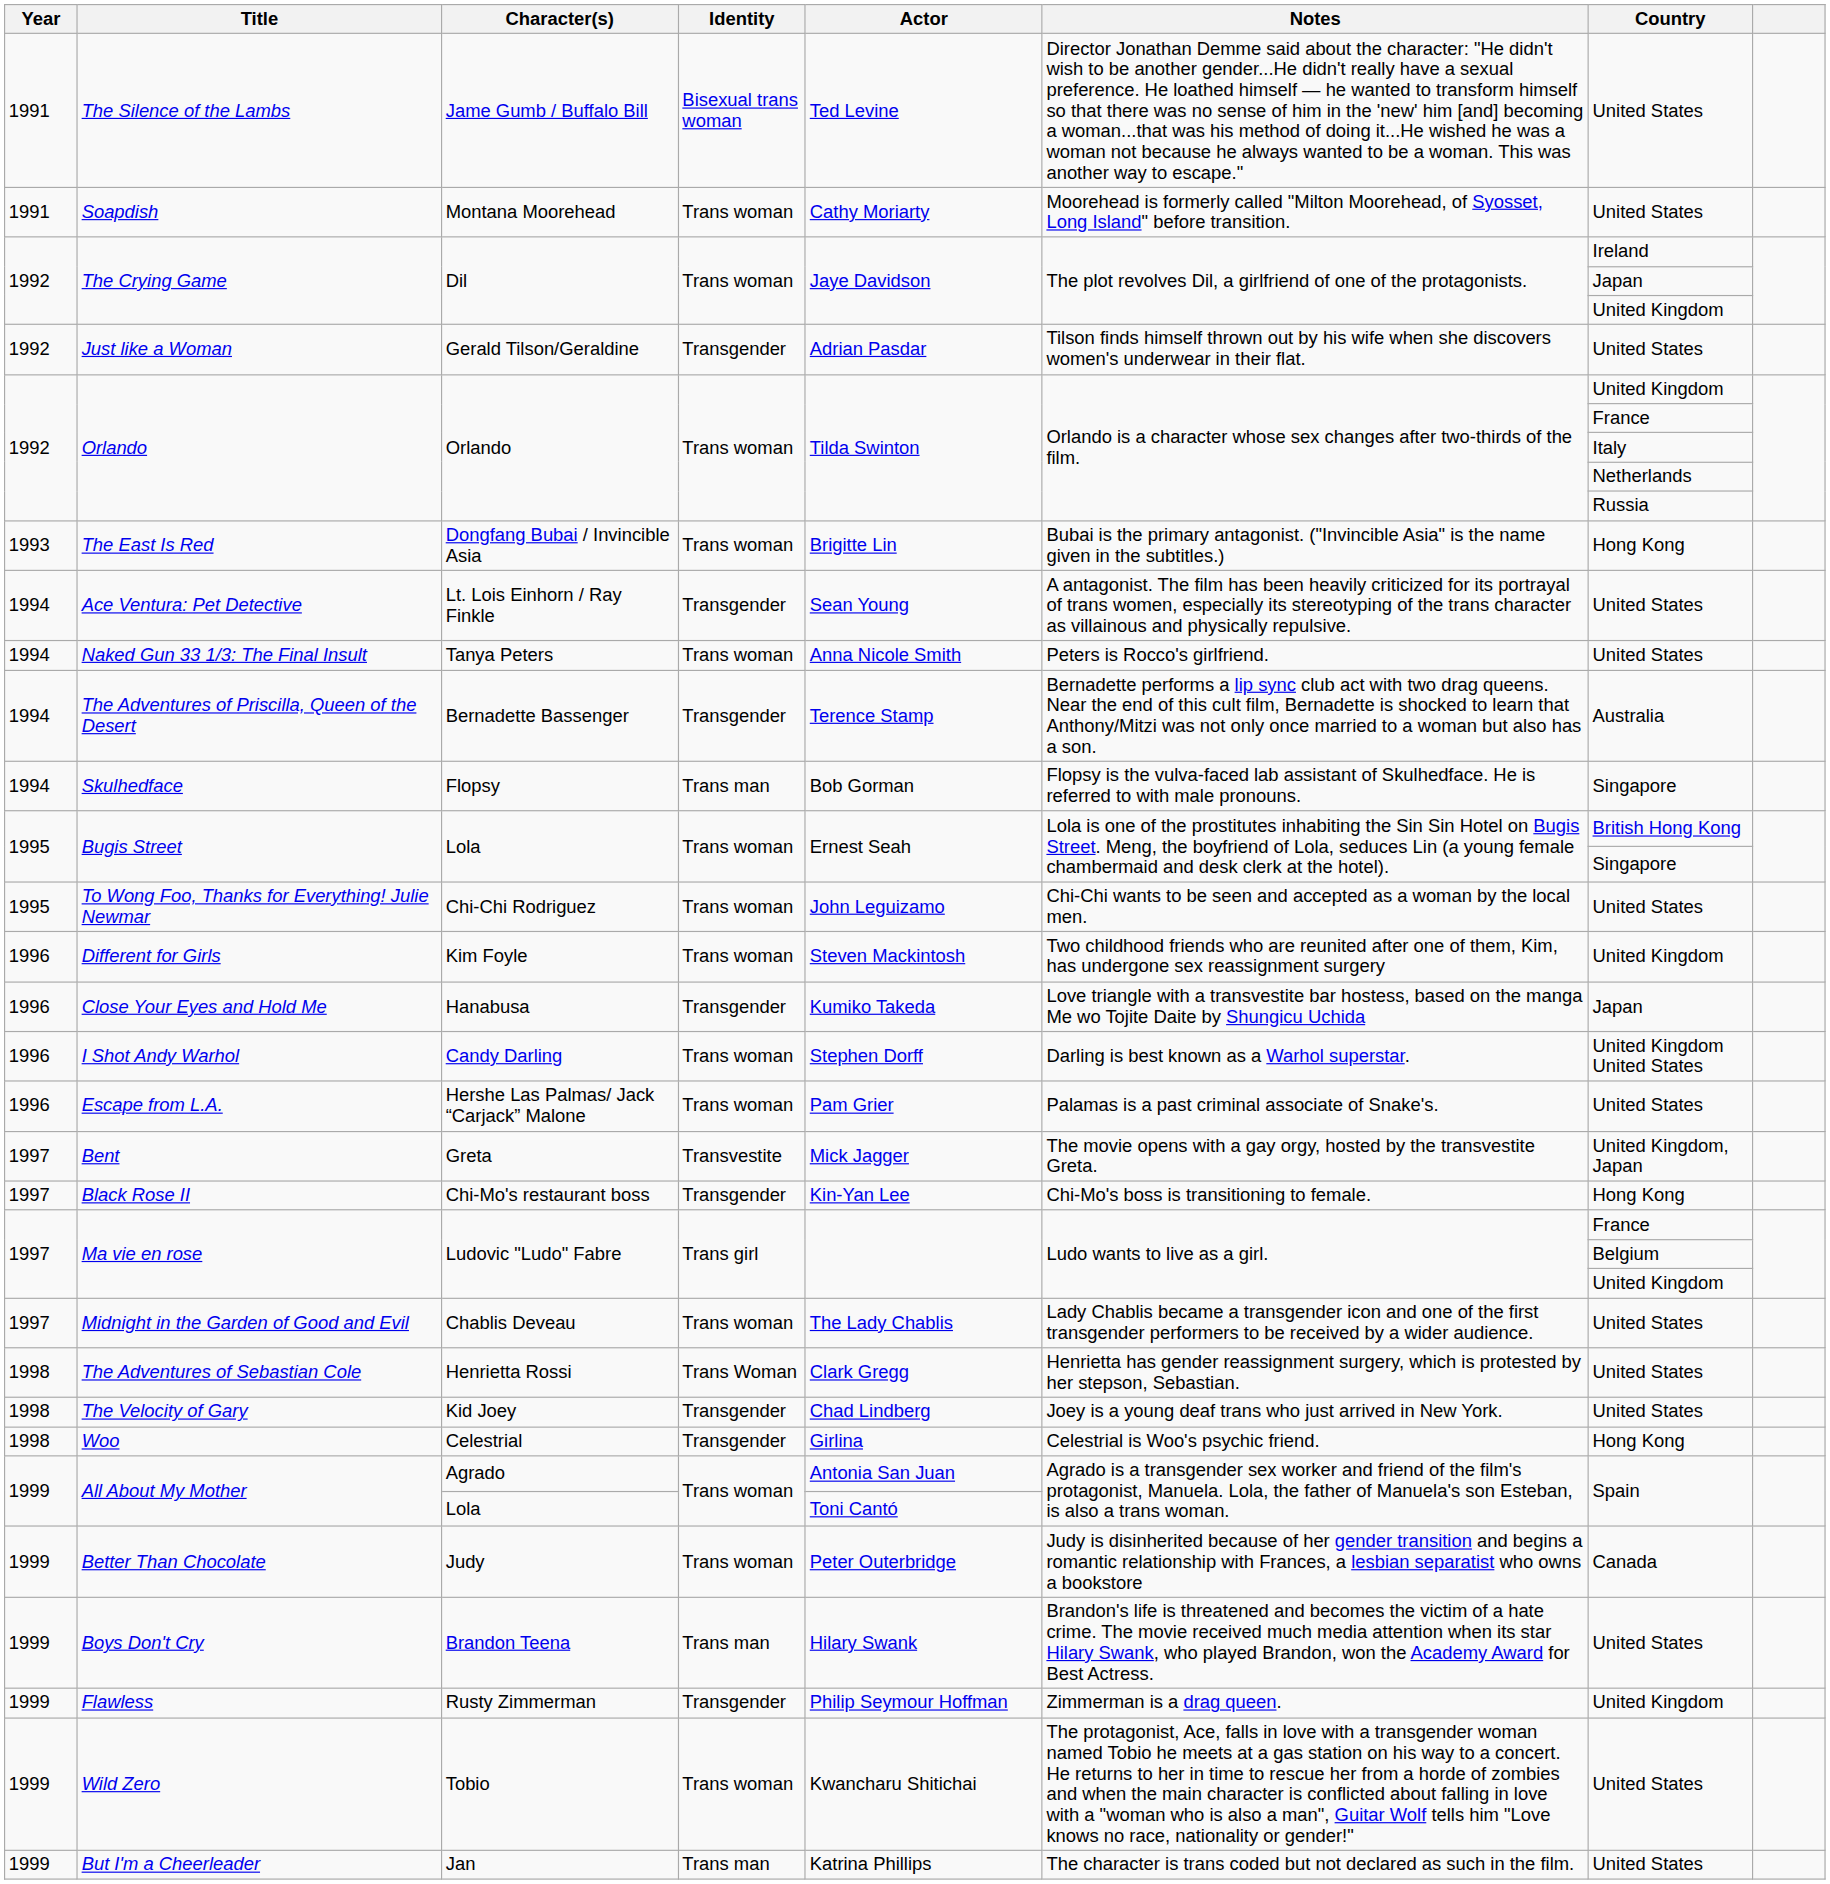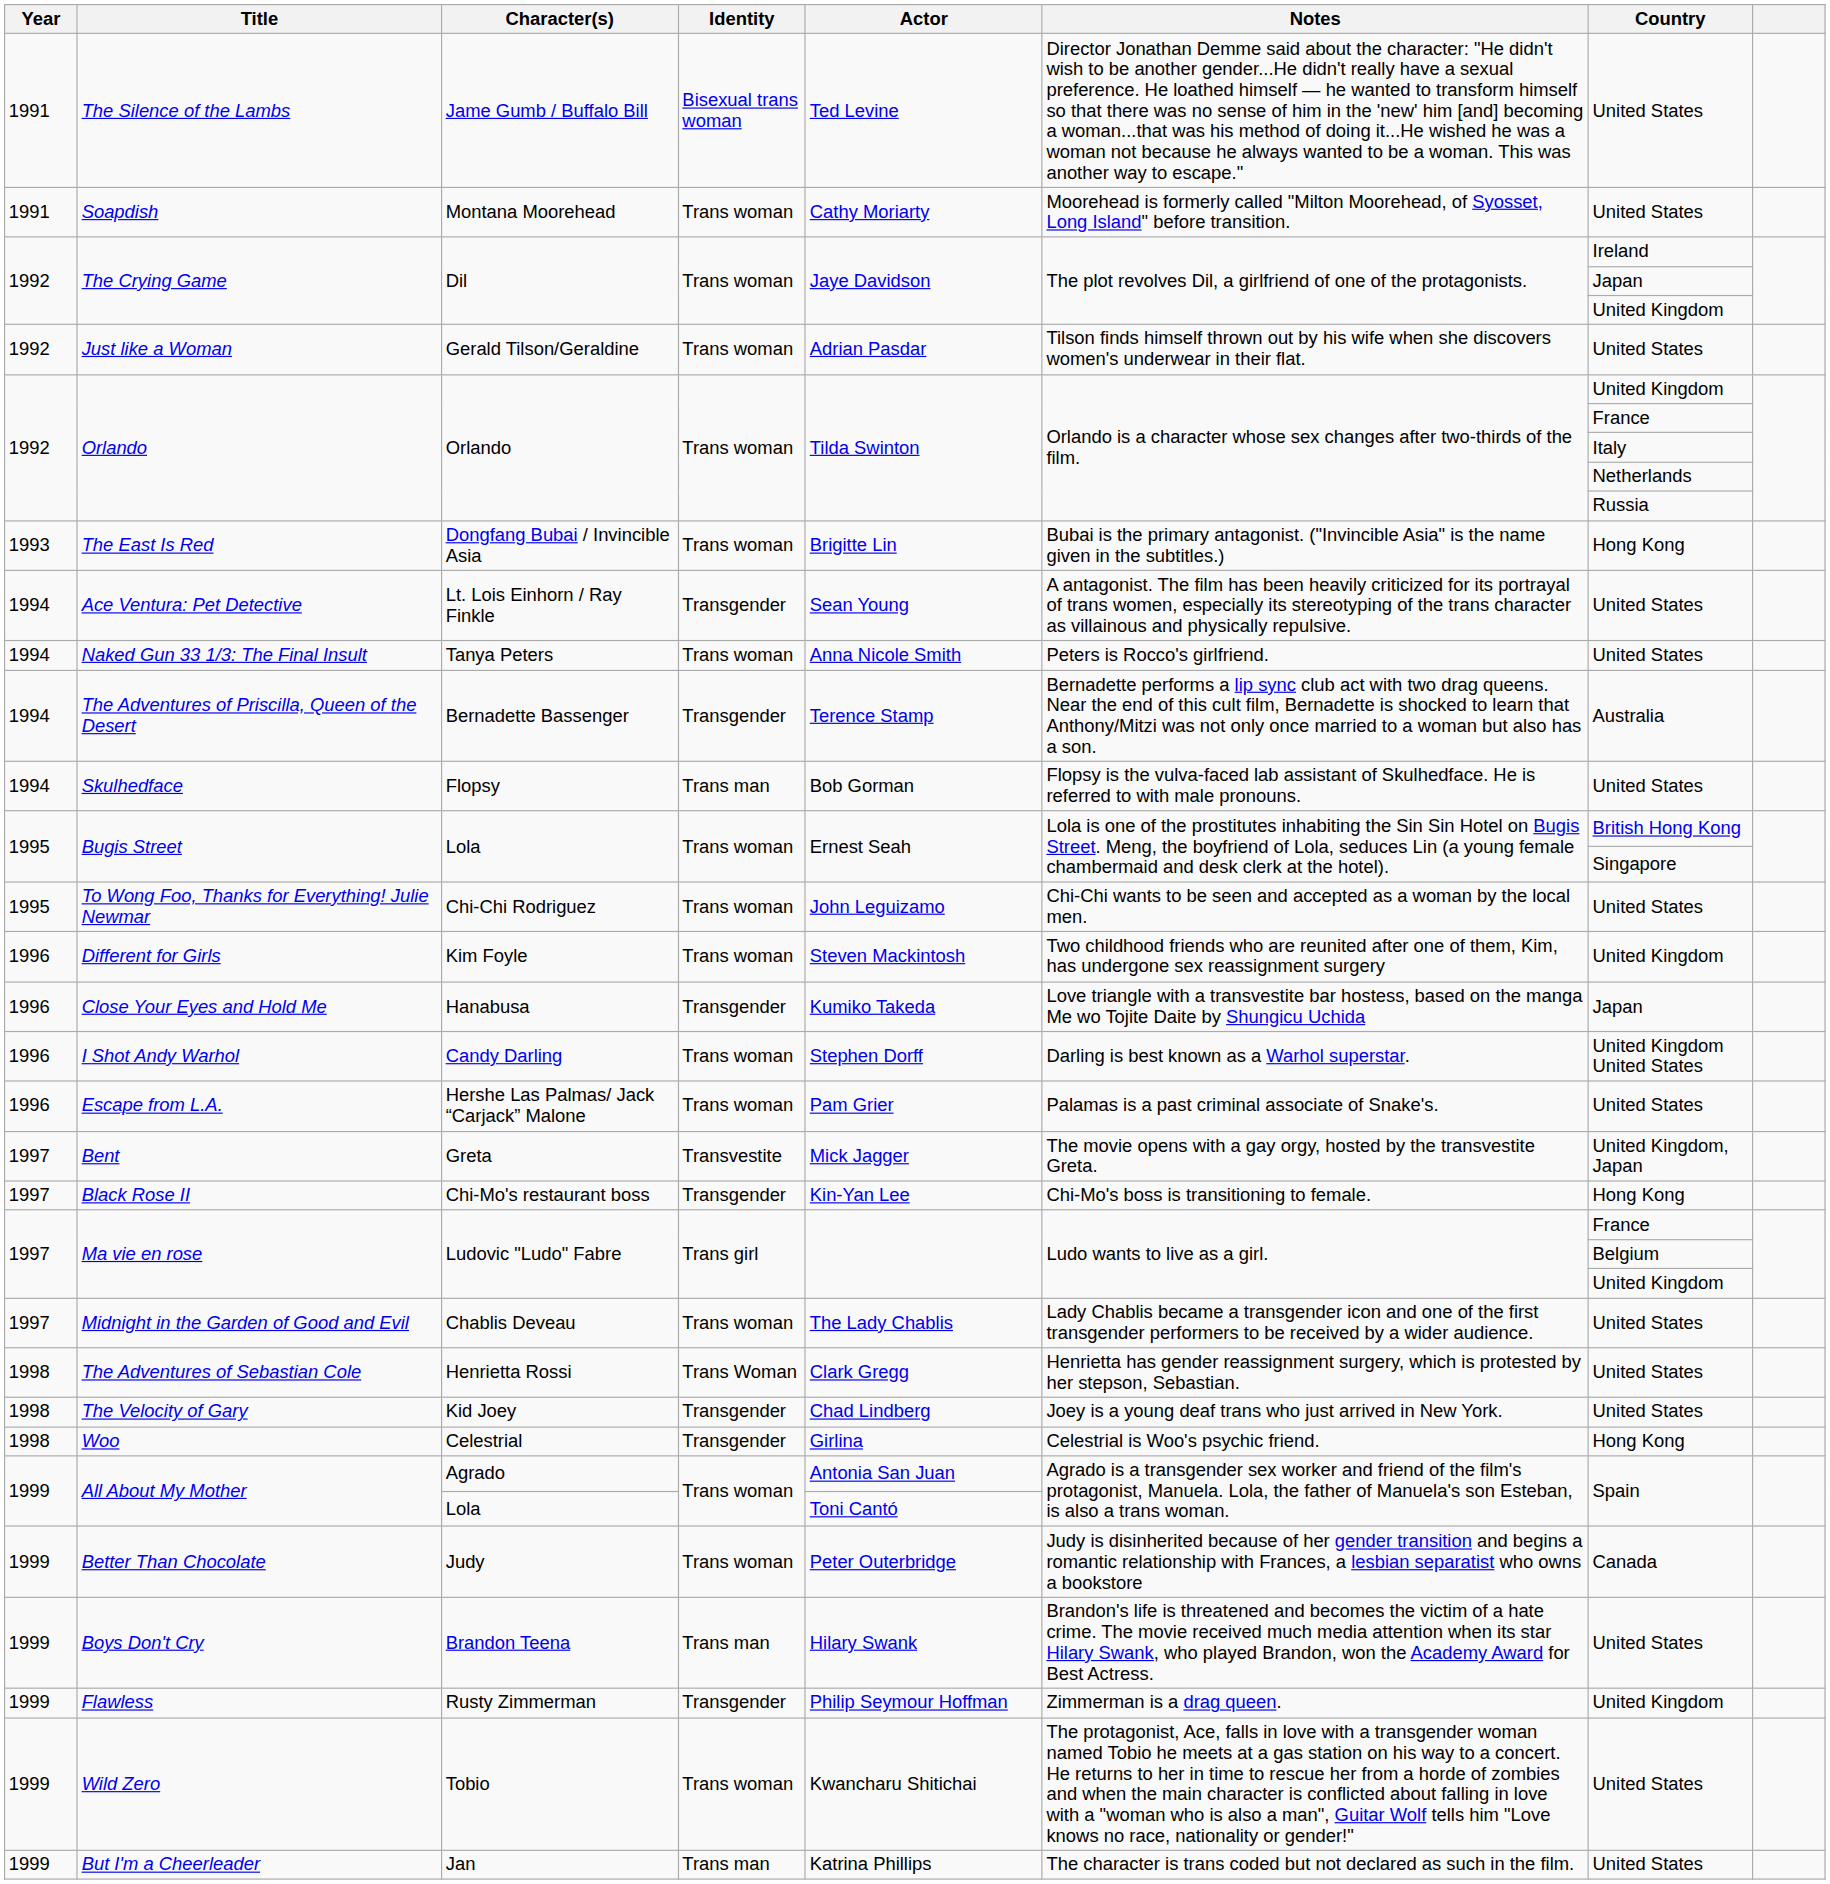(734, 349) Transgender -> (738, 349) Trans woman
(1635, 786) Singapore -> (1648, 786) United States
